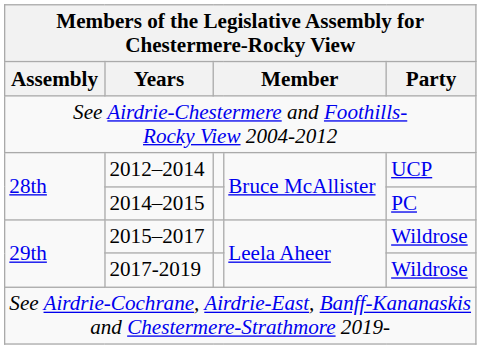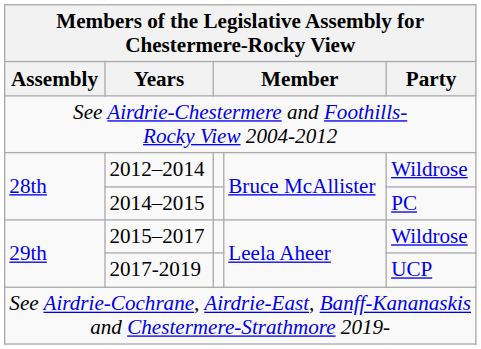(412, 169) UCP -> (429, 169) Wildrose
(429, 269) Wildrose -> (412, 269) UCP
